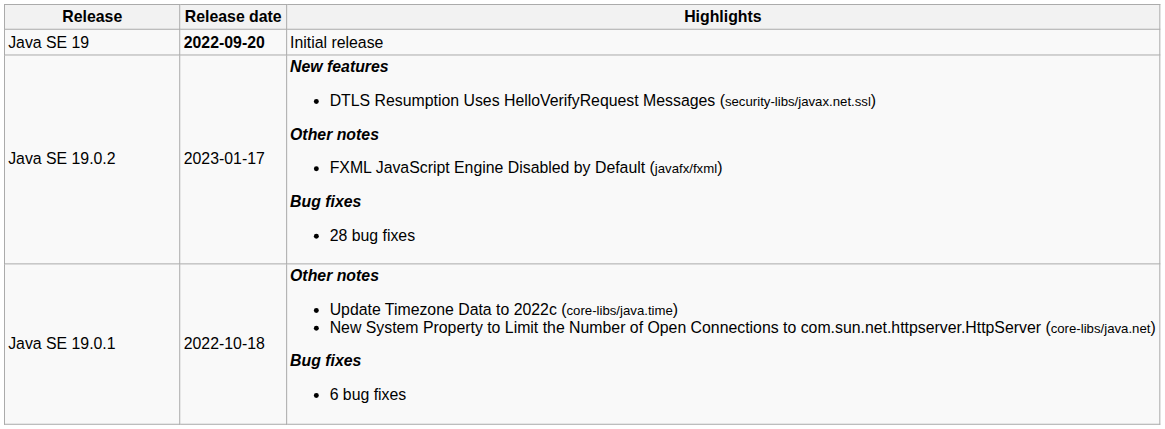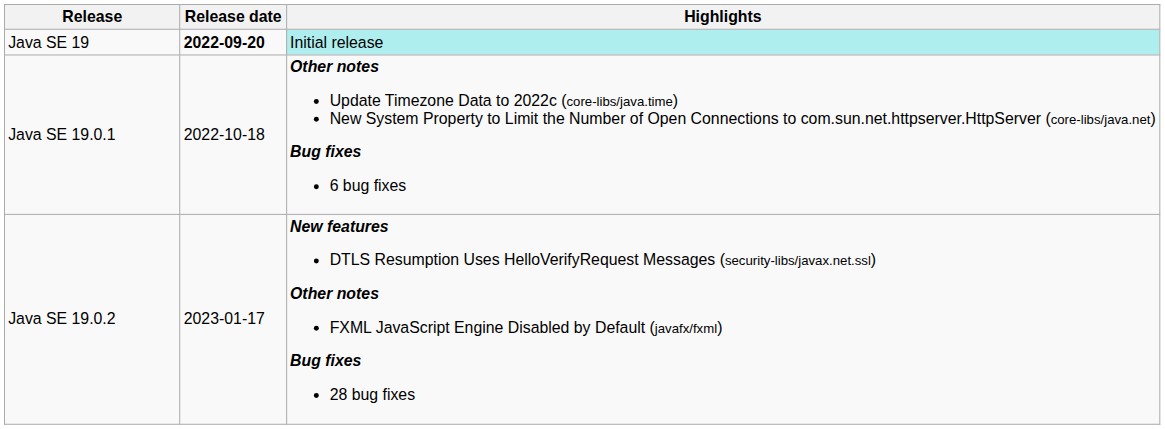(337, 42) no background -> (337, 42) paleturquoise background
rows swapped: (62, 343) <-> (62, 159)
